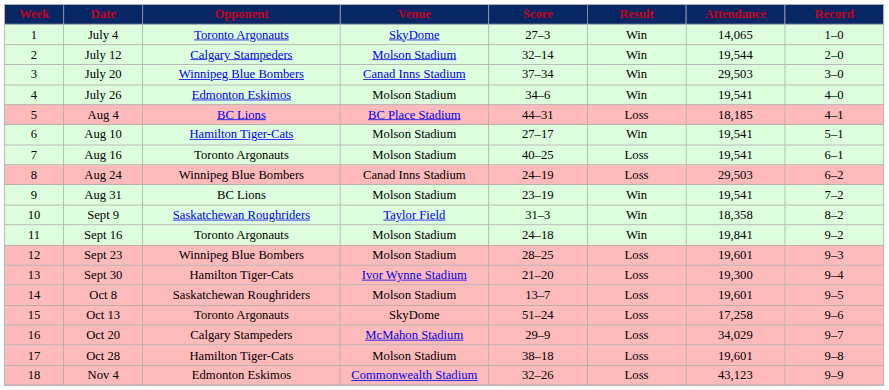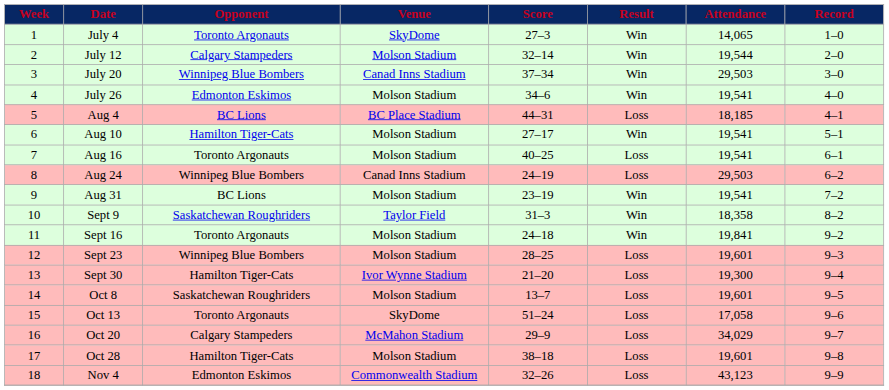(735, 315) 17,258 -> (735, 315) 17,058
